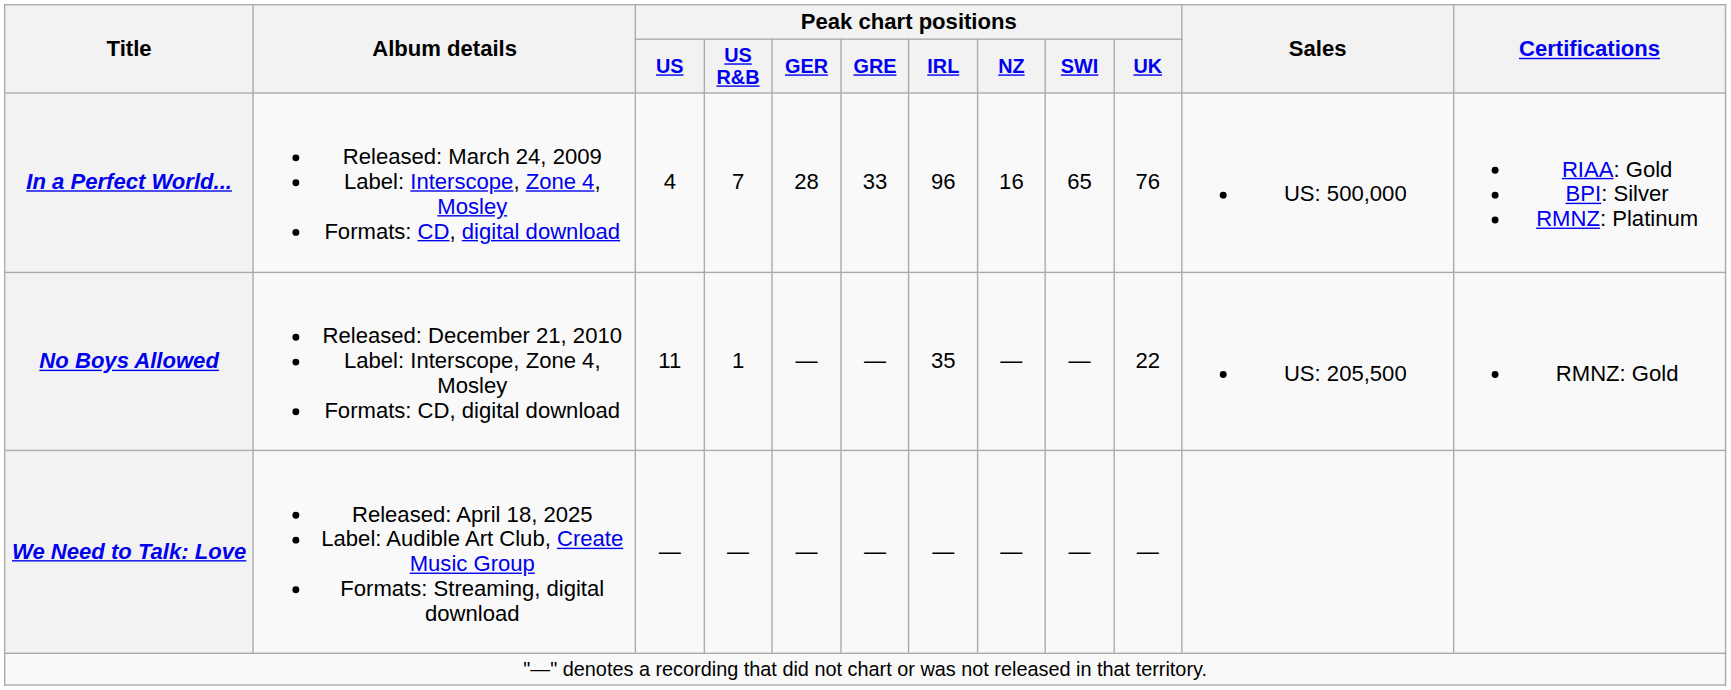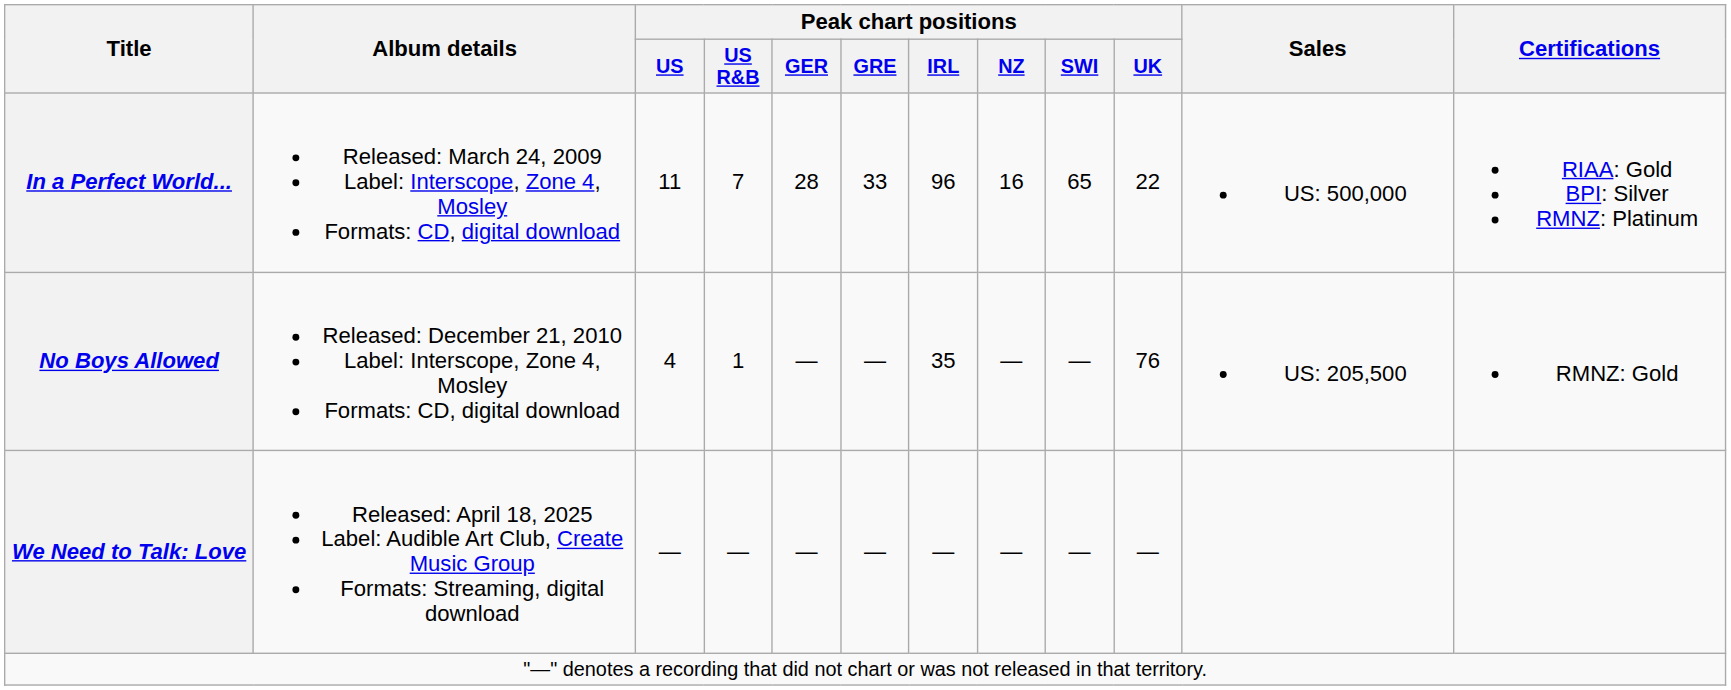(670, 182) 4 -> (670, 182) 11
(1148, 182) 76 -> (1148, 182) 22
(670, 360) 11 -> (670, 360) 4
(1148, 360) 22 -> (1148, 360) 76
